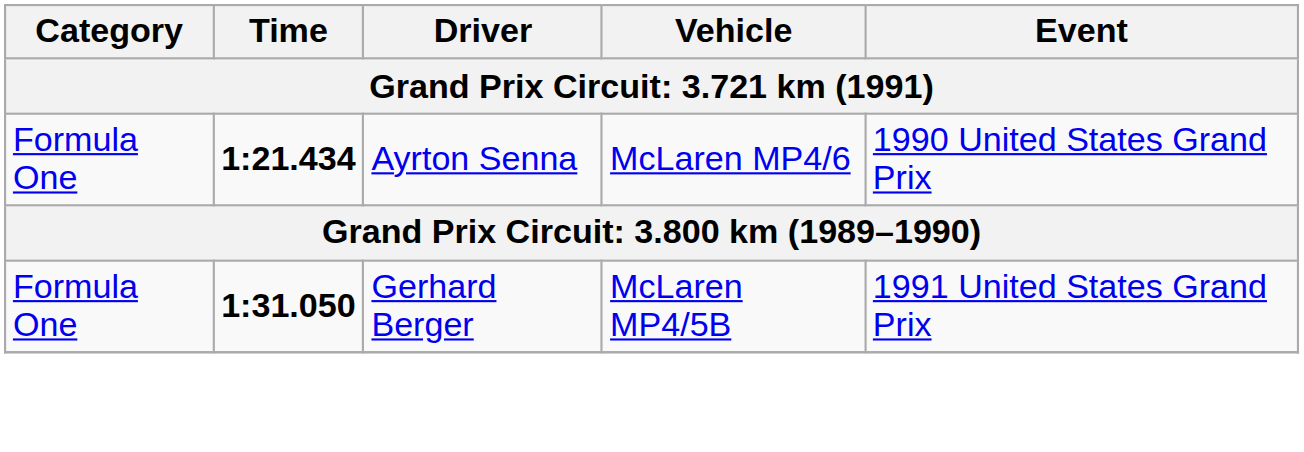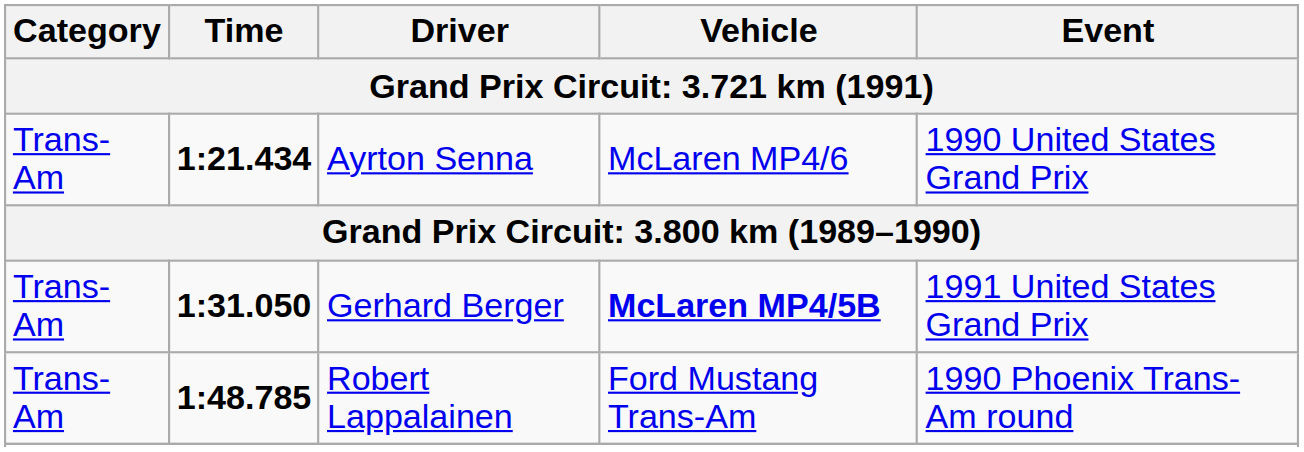(75, 158) Formula One -> (62, 158) Trans-Am
(75, 305) Formula One -> (62, 305) Trans-Am
(676, 305) normal -> (744, 305) bold
+ row: (420, 397)
